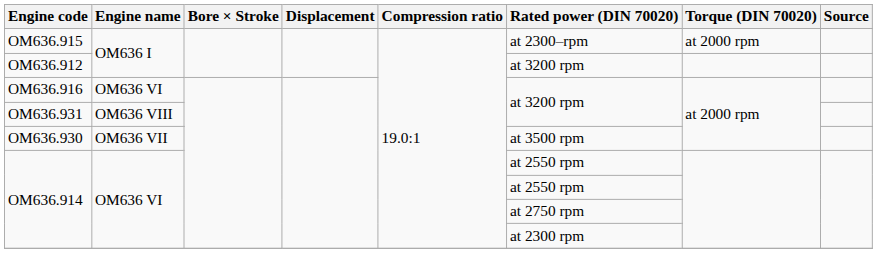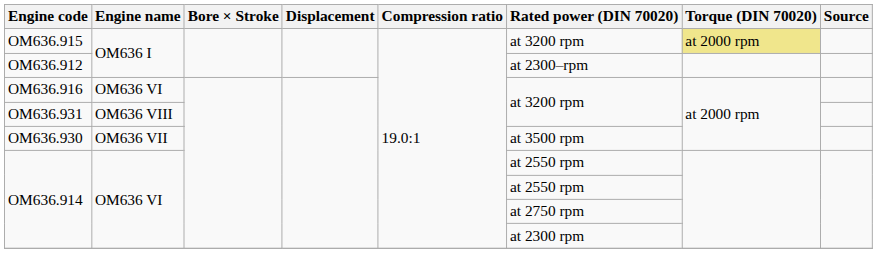(549, 41) at 2300–rpm -> (547, 41) at 3200 rpm
(722, 41) no background -> (722, 41) khaki background
(547, 65) at 3200 rpm -> (549, 65) at 2300–rpm
